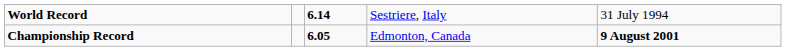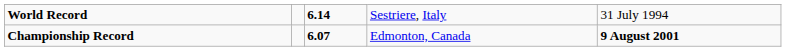(319, 35) 6.05 -> (319, 35) 6.07
